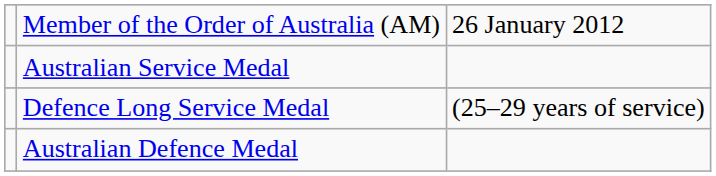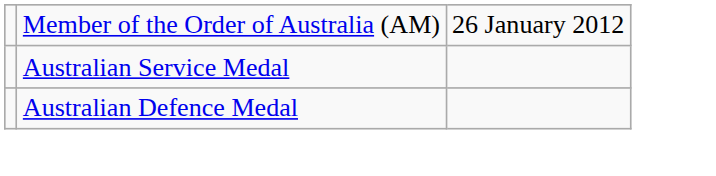- row: (176, 107)
